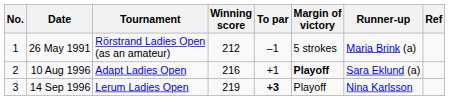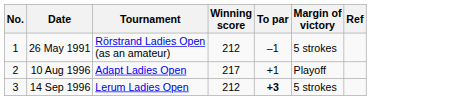- column: (383, 19)
(231, 70) 216 -> (231, 70) 217
(311, 70) bold -> (310, 70) normal
(231, 87) 219 -> (231, 87) 212
(310, 87) Playoff -> (315, 87) 5 strokes
